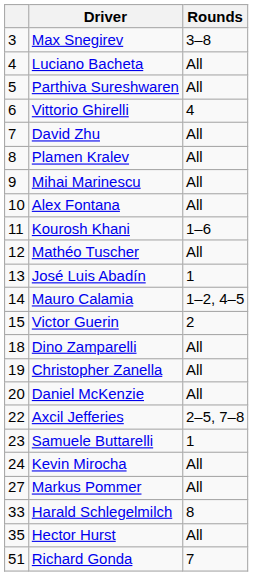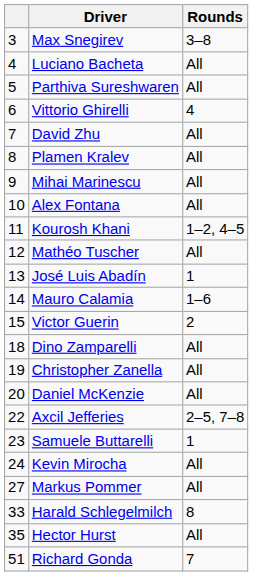(198, 228) 1–6 -> (215, 228) 1–2, 4–5
(215, 299) 1–2, 4–5 -> (198, 299) 1–6
